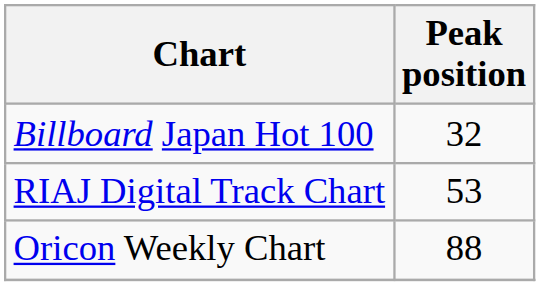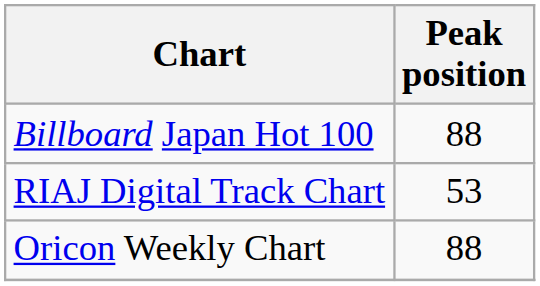(464, 132) 32 -> (464, 132) 88
